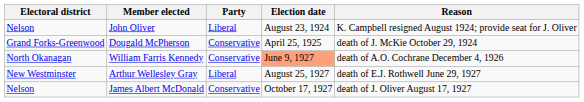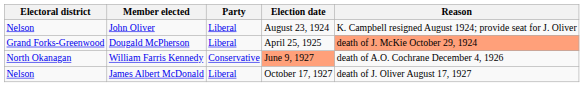(234, 43) Conservative -> (222, 43) Liberal
(407, 43) no background -> (407, 43) lightsalmon background
- row: (153, 74)
(234, 89) Conservative -> (222, 74) Liberal
